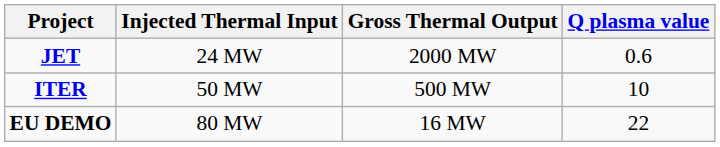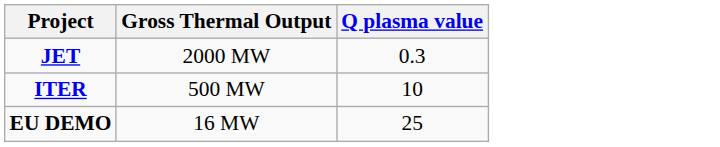- column: (230, 21)
(638, 55) 0.6 -> (412, 55) 0.3
(638, 123) 22 -> (412, 123) 25
